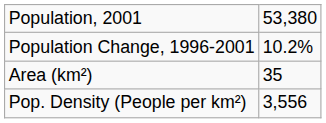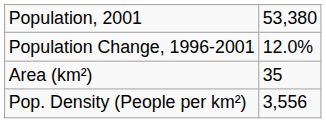(288, 46) 10.2% -> (288, 46) 12.0%
